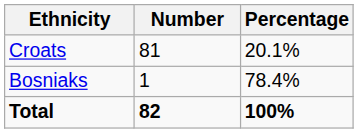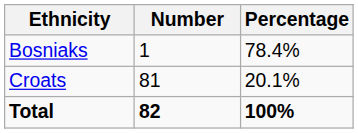rows swapped: (38, 50) <-> (48, 81)
